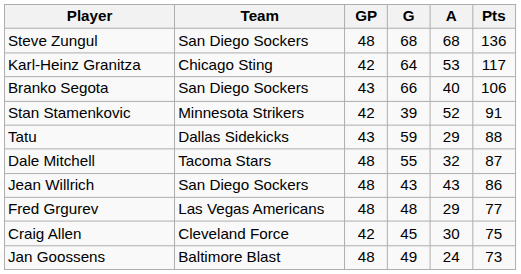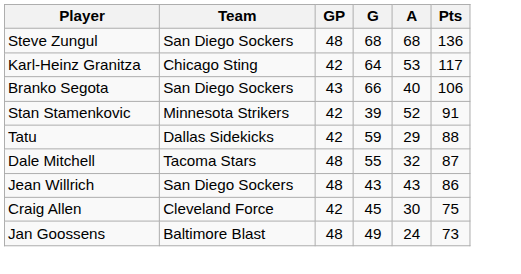(366, 137) 43 -> (334, 137) 42
- row: (53, 209)
